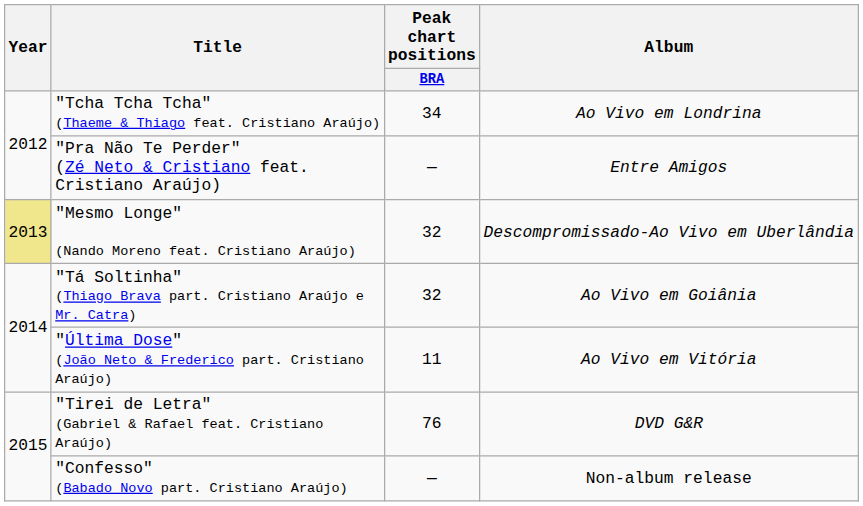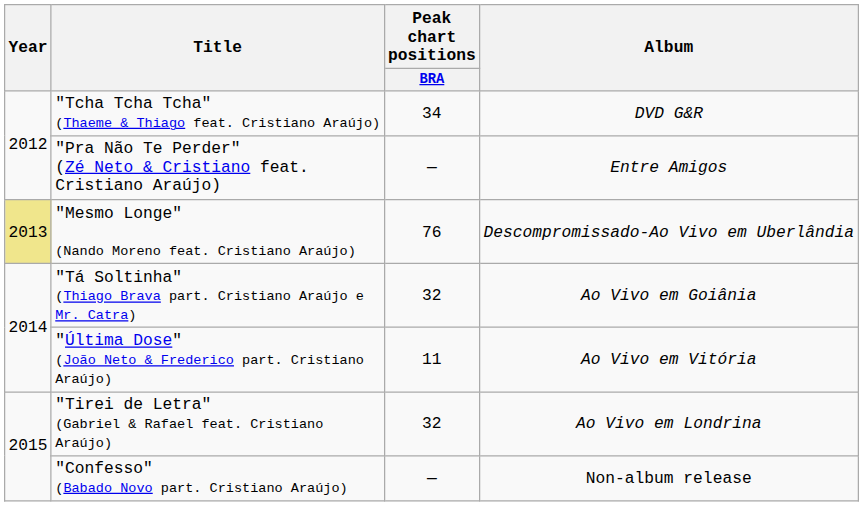(669, 113) Ao Vivo em Londrina -> (669, 113) DVD G&R
(432, 232) 32 -> (432, 232) 76
(432, 424) 76 -> (432, 424) 32
(669, 424) DVD G&R -> (669, 424) Ao Vivo em Londrina
